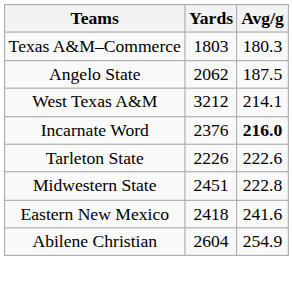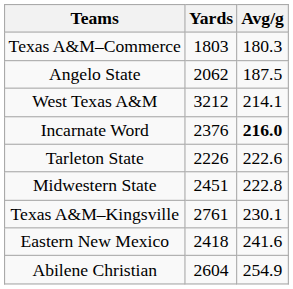+ row: (95, 213)
